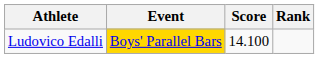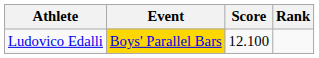(249, 41) 14.100 -> (249, 41) 12.100
